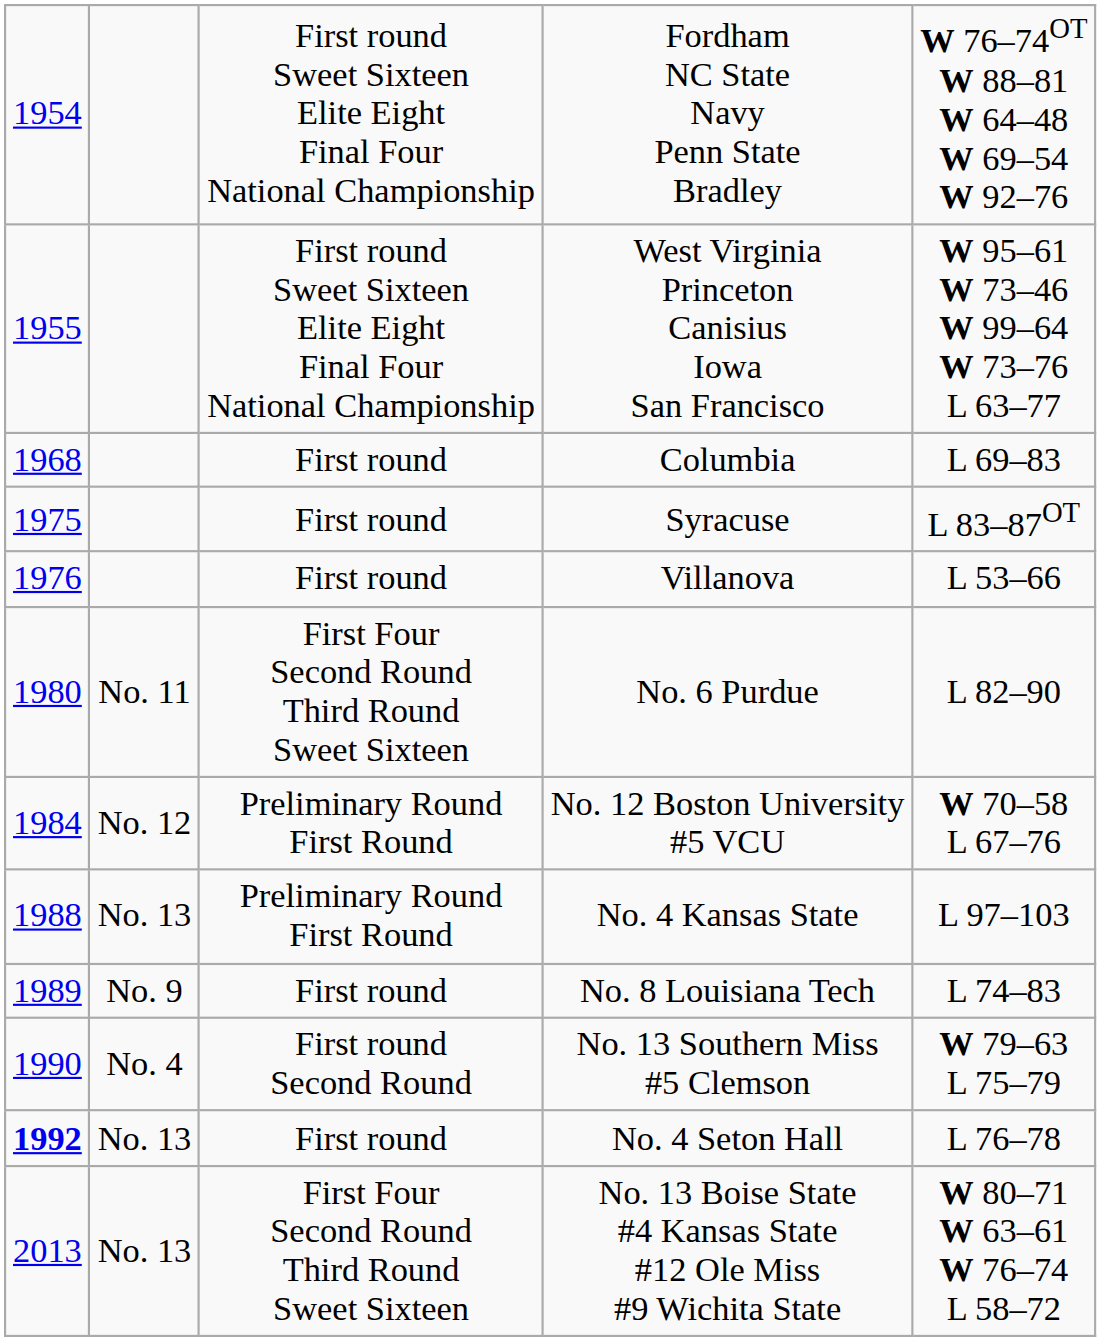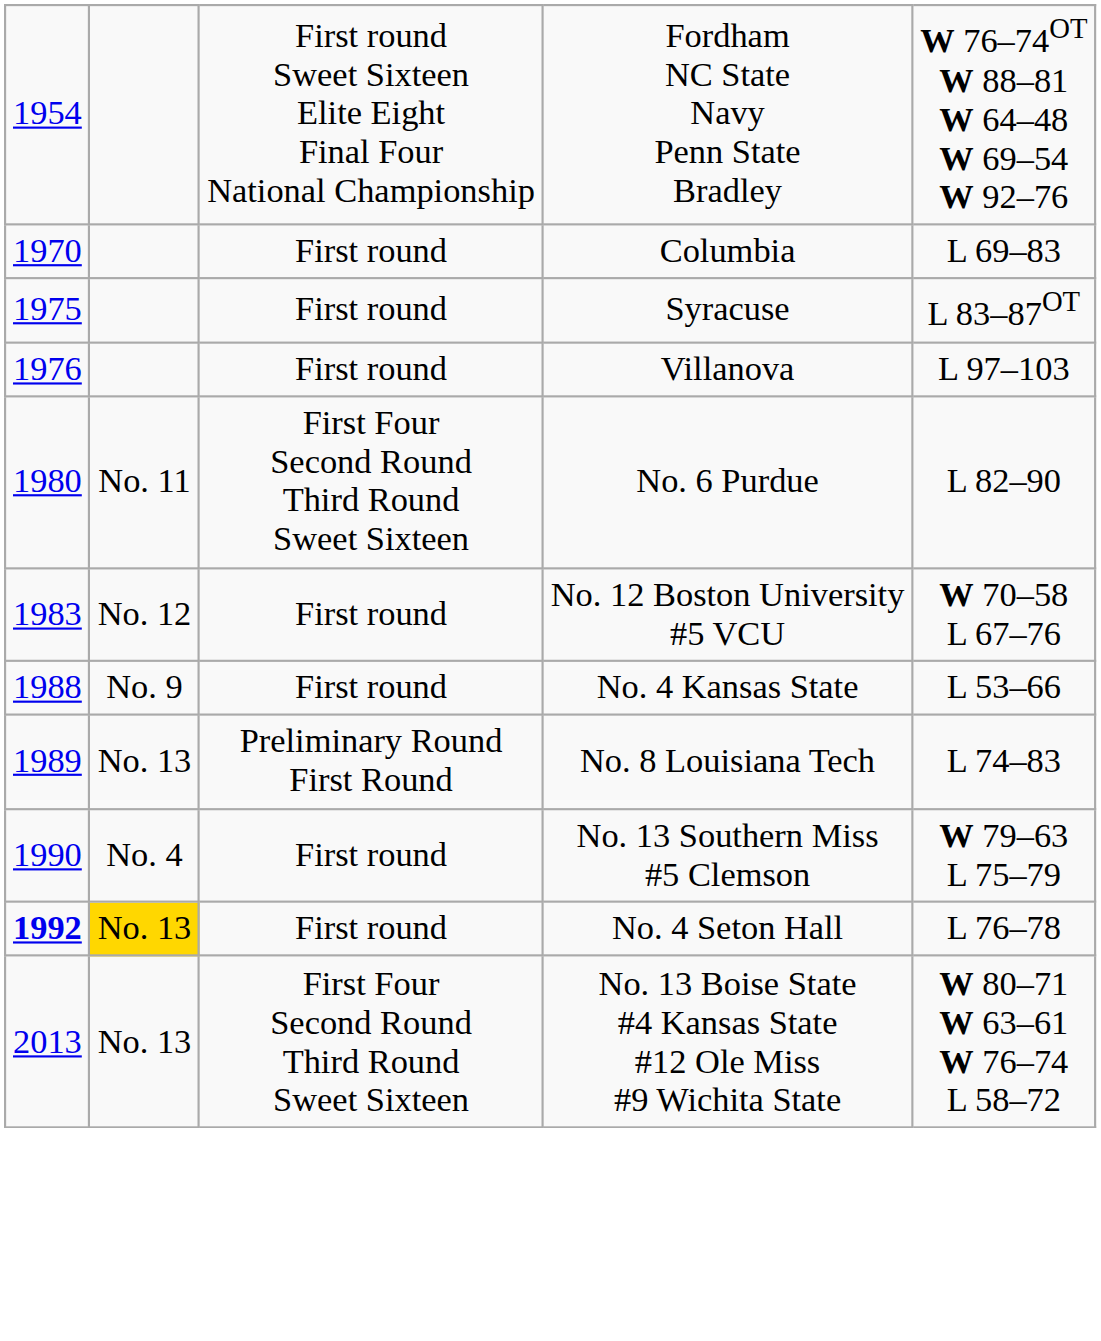- row: (728, 327)
(47, 459) 1968 -> (47, 250) 1970
(1004, 578) L 53–66 -> (1004, 368) L 97–103
(47, 822) 1984 -> (47, 613) 1983
(371, 822) Preliminary Round First Round -> (371, 613) First round
(144, 916) No. 13 -> (144, 687) No. 9
(371, 916) Preliminary Round First Round -> (371, 687) First round
(1004, 916) L 97–103 -> (1004, 687) L 53–66
(144, 989) No. 9 -> (144, 761) No. 13
(371, 989) First round -> (371, 761) Preliminary Round First Round
(371, 1063) First round Second Round -> (371, 854) First round
(144, 1137) no background -> (144, 928) gold background
